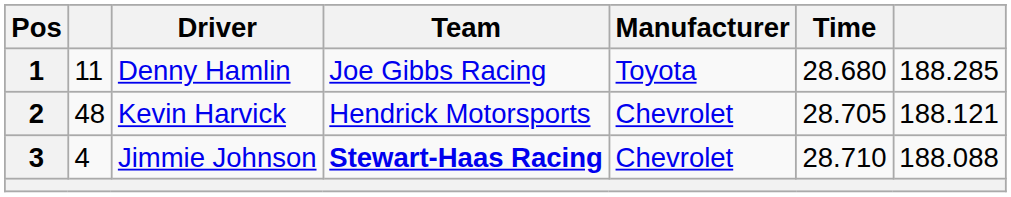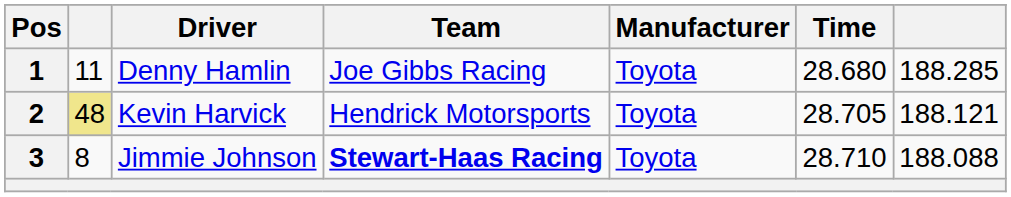(90, 114) no background -> (90, 114) khaki background
(674, 114) Chevrolet -> (656, 114) Toyota
(82, 158) 4 -> (82, 158) 8
(674, 158) Chevrolet -> (656, 158) Toyota
